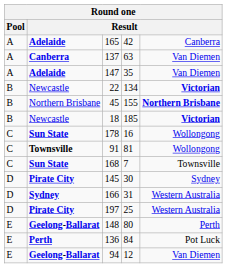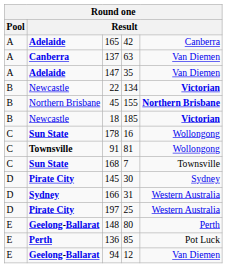(128, 240) 84 -> (128, 240) 85
